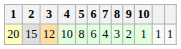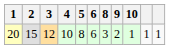- column: (105, 14)
